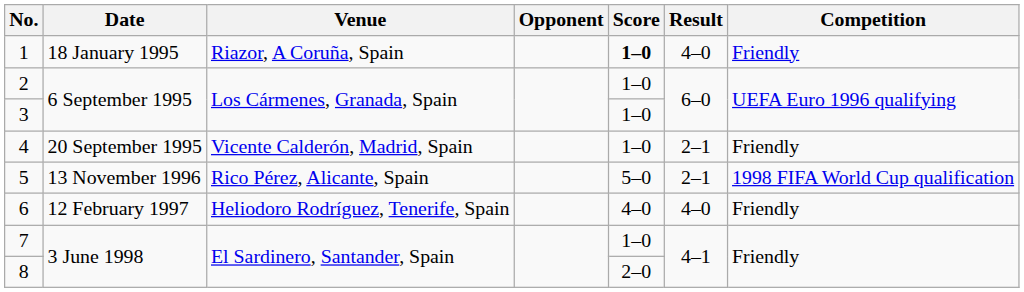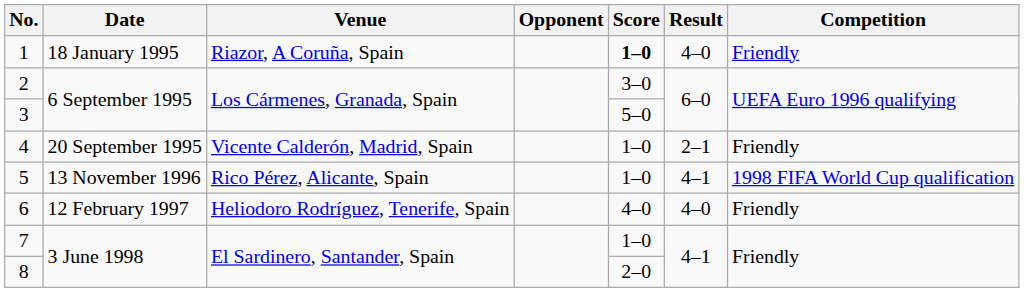(636, 83) 1–0 -> (636, 83) 3–0
(636, 114) 1–0 -> (636, 114) 5–0
(636, 177) 5–0 -> (636, 177) 1–0
(696, 177) 2–1 -> (696, 177) 4–1
